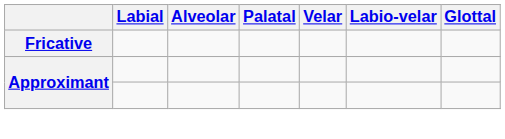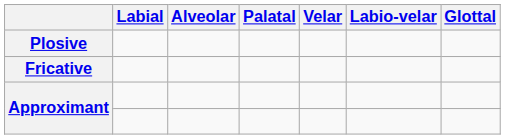+ row: (59, 43)
